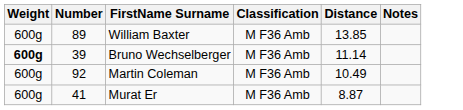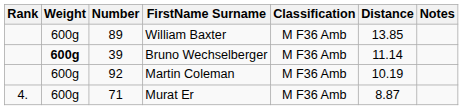+ column: (23, 14)
(351, 74) 10.49 -> (388, 74) 10.19
(79, 94) 41 -> (116, 94) 71
